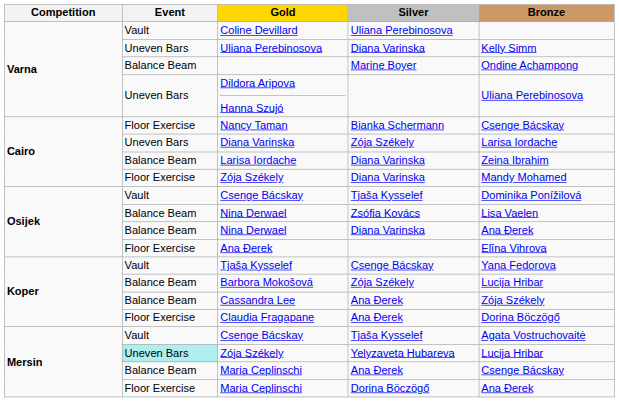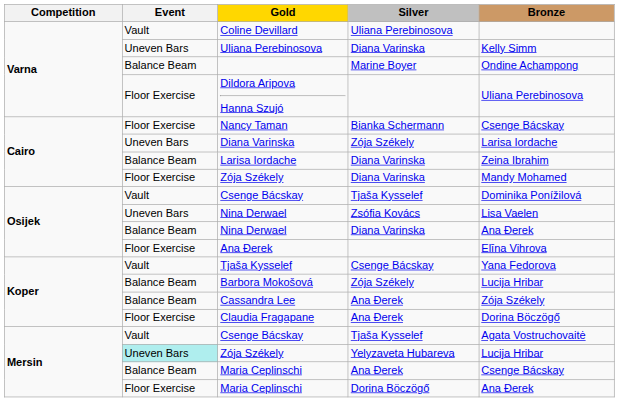(157, 95) Uneven Bars -> (160, 95) Floor Exercise
(161, 213) Balance Beam -> (157, 213) Uneven Bars
